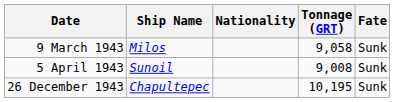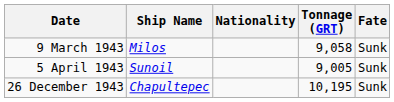(334, 68) 9,008 -> (334, 68) 9,005
